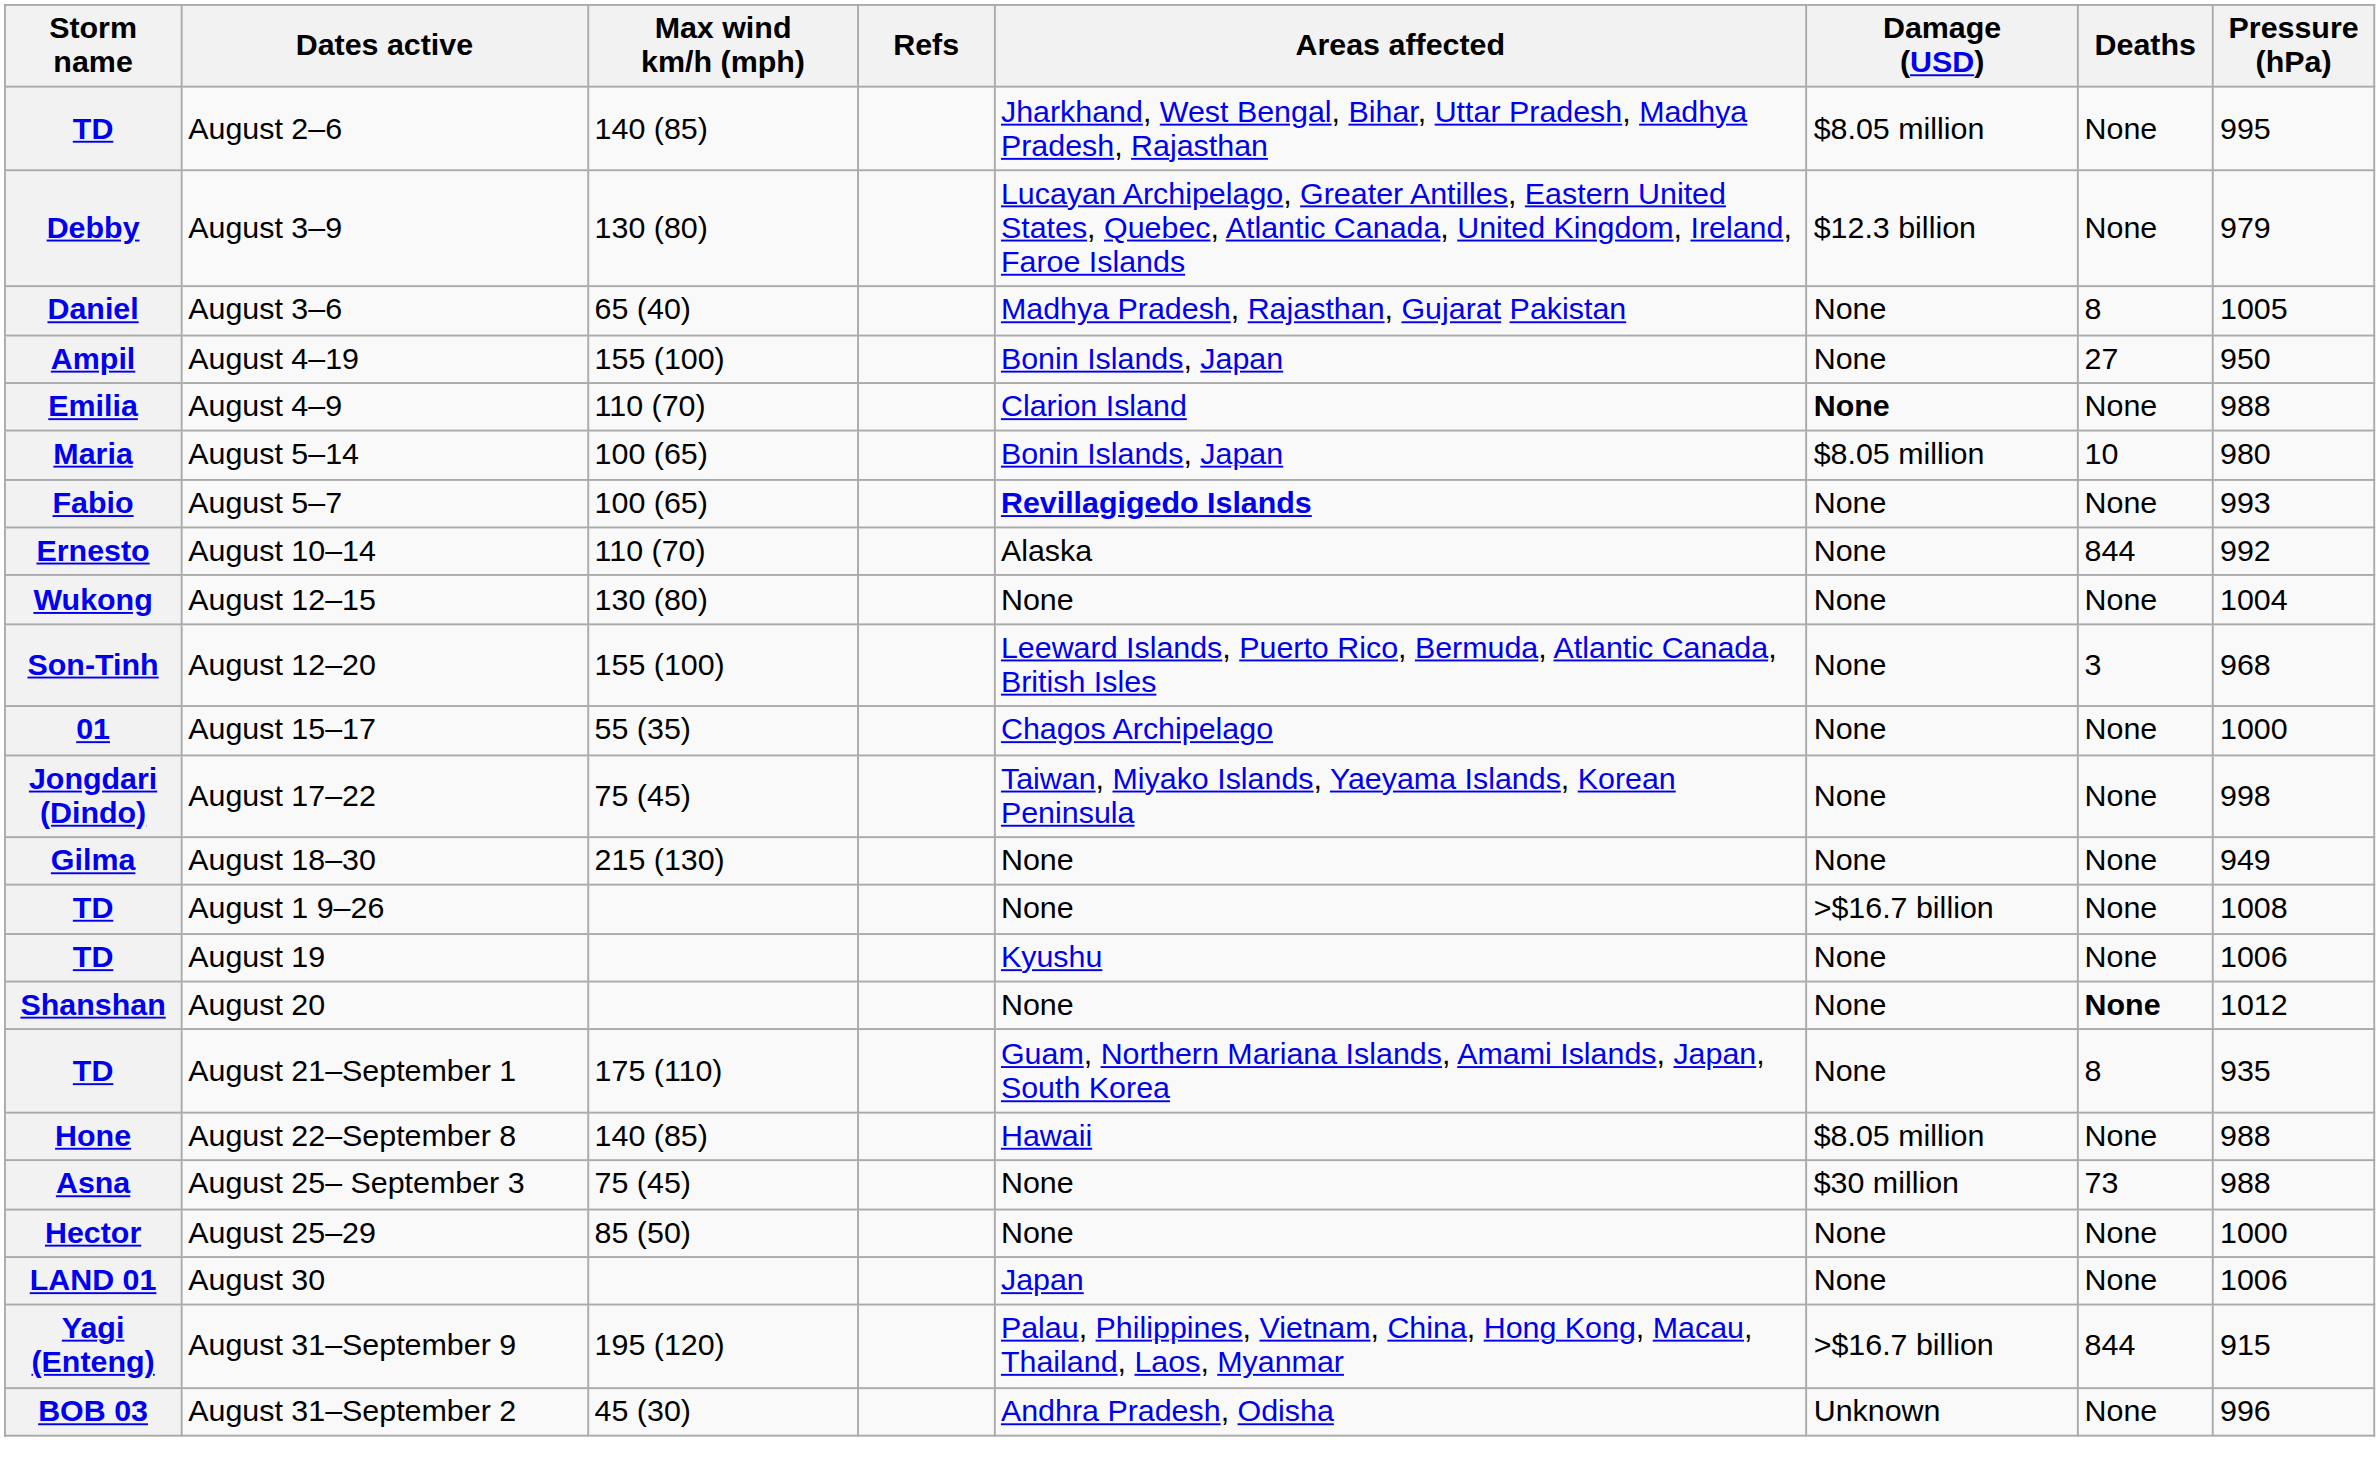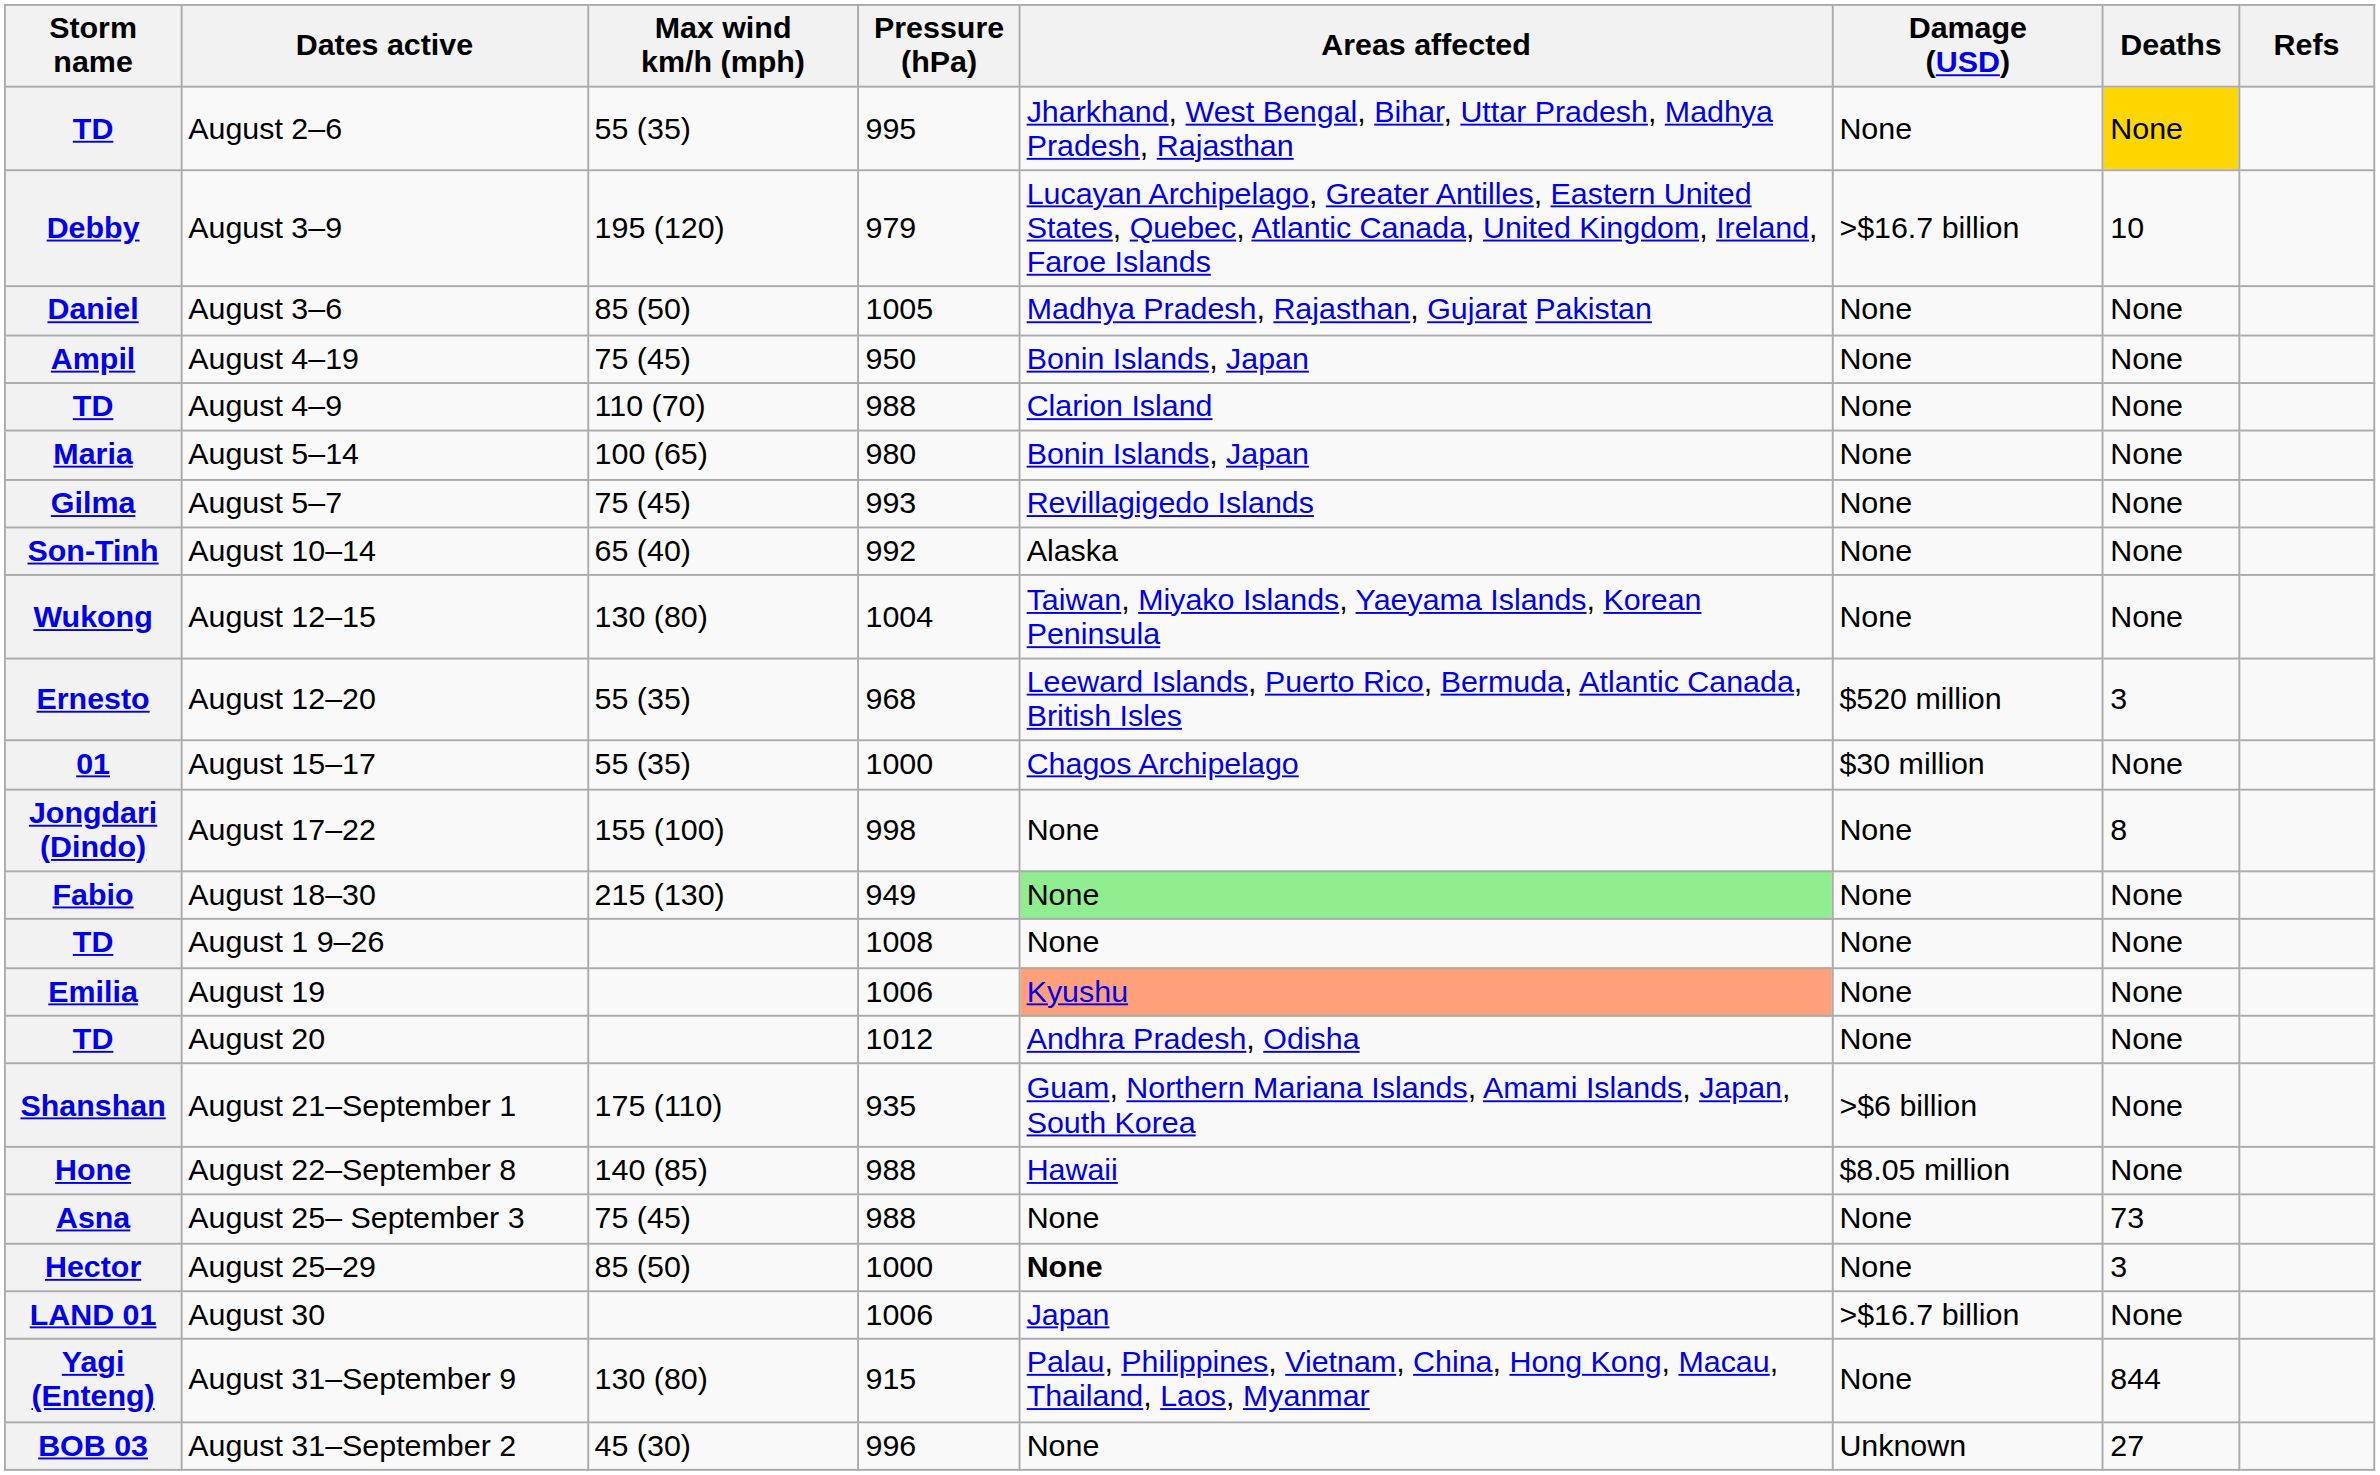columns swapped: (2294, 45) <-> (926, 45)
(651, 128) 140 (85) -> (643, 128) 55 (35)
(1899, 128) $8.05 million -> (1876, 128) None
(2121, 128) no background -> (2147, 128) gold background
(651, 227) 130 (80) -> (660, 227) 195 (120)
(1895, 227) $12.3 billion -> (1929, 227) >$16.7 billion
(2121, 227) None -> (2127, 227) 10
(643, 310) 65 (40) -> (643, 310) 85 (50)
(2093, 310) 8 -> (2147, 310) None
(660, 358) 155 (100) -> (643, 358) 75 (45)
(2101, 358) 27 -> (2147, 358) None
(93, 406) Emilia -> (93, 406) TD
(1852, 406) bold -> (1876, 406) normal
(1899, 454) $8.05 million -> (1876, 454) None
(2101, 454) 10 -> (2147, 454) None
(93, 502) Fabio -> (93, 502) Gilma
(651, 502) 100 (65) -> (643, 502) 75 (45)
(1156, 502) bold -> (1170, 502) normal
(93, 551) Ernesto -> (93, 551) Son-Tinh
(650, 551) 110 (70) -> (643, 551) 65 (40)
(2110, 551) 844 -> (2147, 551) None
(1037, 599) None -> (1364, 616) Taiwan, Miyako Islands, Yaeyama Islands, Korean Peninsula
(93, 664) Son-Tinh -> (93, 698) Ernesto
(660, 664) 155 (100) -> (643, 698) 55 (35)
(1850, 664) None -> (1921, 698) $520 million
(1850, 729) None -> (1912, 764) $30 million
(643, 795) 75 (45) -> (660, 829) 155 (100)
(1338, 795) Taiwan, Miyako Islands, Yaeyama Islands, Korean Peninsula -> (1063, 829) None
(2121, 795) None -> (2119, 829) 8
(93, 860) Gilma -> (93, 894) Fabio
(1037, 860) no background -> (1063, 894) lightgreen background
(1904, 908) >$16.7 billion -> (1876, 942) None
(93, 956) TD -> (93, 991) Emilia
(1052, 956) no background -> (1077, 991) lightsalmon background
(93, 1005) Shanshan -> (93, 1039) TD
(1037, 1005) None -> (1193, 1039) Andhra Pradesh, Odisha
(2123, 1005) bold -> (2147, 1039) normal
(93, 1070) TD -> (93, 1104) Shanshan
(1850, 1070) None -> (1908, 1104) >$6 billion
(2093, 1070) 8 -> (2147, 1104) None
(1886, 1184) $30 million -> (1876, 1218) None
(1037, 1232) normal -> (1065, 1266) bold
(2121, 1232) None -> (2119, 1266) 3
(1850, 1280) None -> (1929, 1314) >$16.7 billion
(660, 1345) 195 (120) -> (651, 1379) 130 (80)
(1904, 1345) >$16.7 billion -> (1876, 1379) None
(1167, 1411) Andhra Pradesh, Odisha -> (1063, 1445) None
(2121, 1411) None -> (2127, 1445) 27
